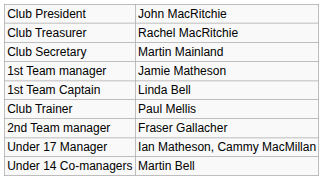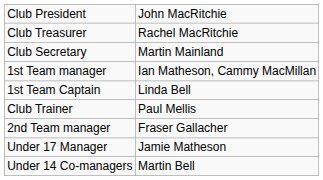(182, 71) Jamie Matheson -> (227, 71) Ian Matheson, Cammy MacMillan
(227, 147) Ian Matheson, Cammy MacMillan -> (182, 147) Jamie Matheson
